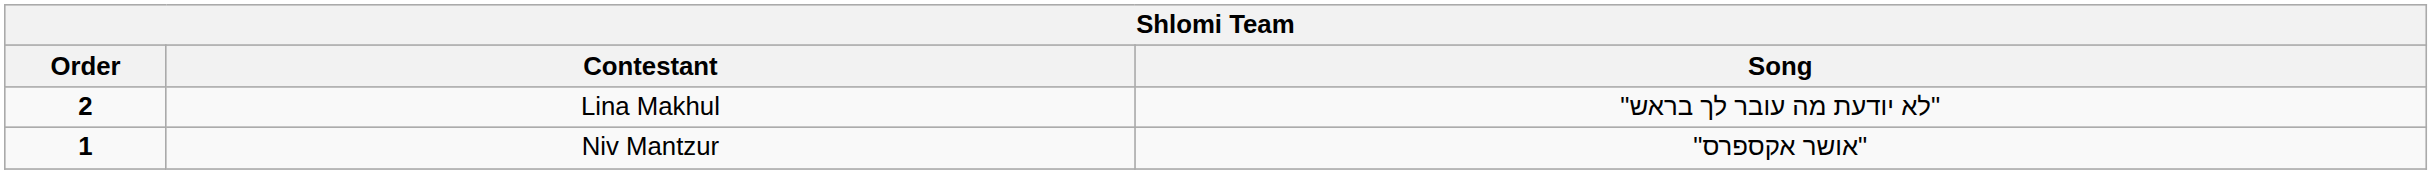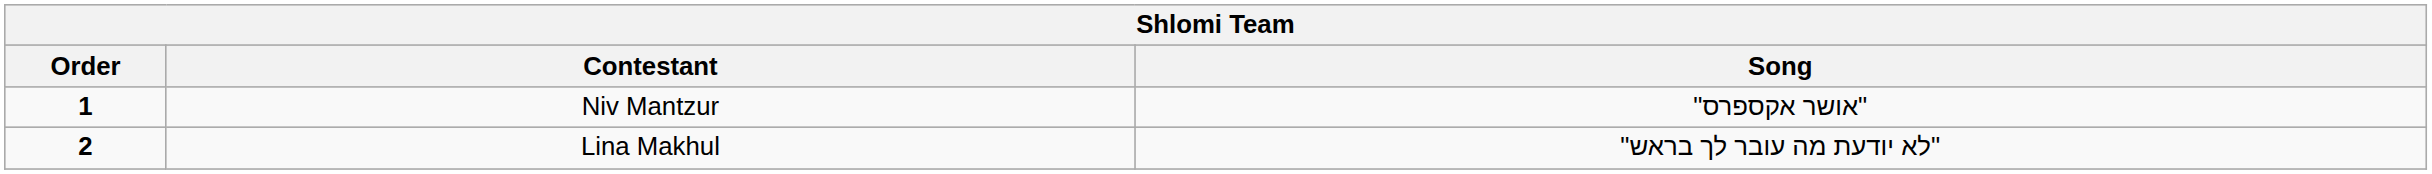rows swapped: (650, 147) <-> (650, 106)
